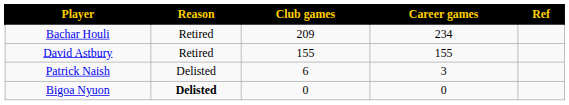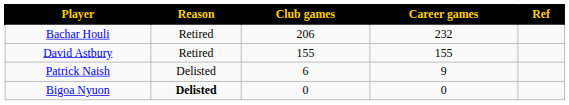(305, 34) 209 -> (305, 34) 206
(444, 34) 234 -> (444, 34) 232
(444, 71) 3 -> (444, 71) 9
